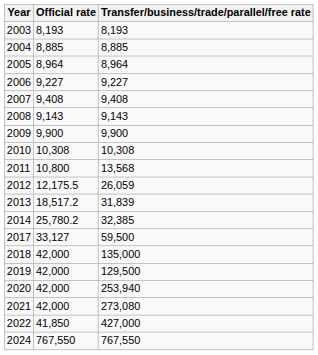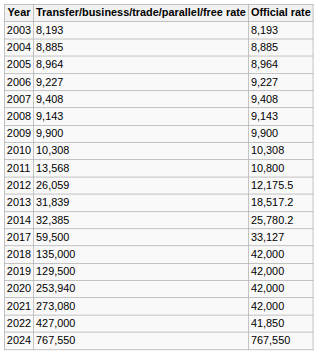columns swapped: (66, 13) <-> (206, 13)
